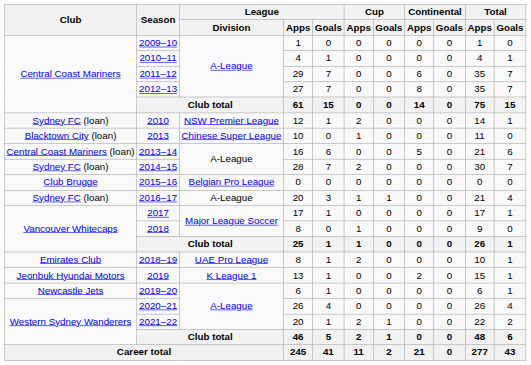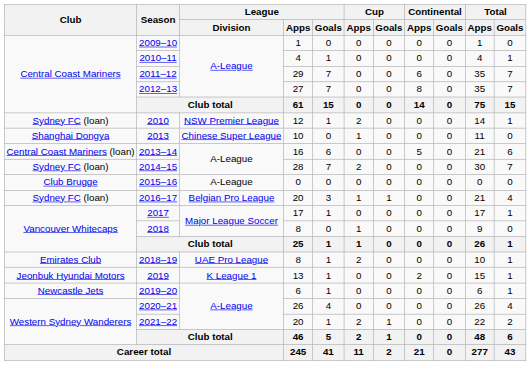(71, 136) Blacktown City (loan) -> (71, 136) Shanghai Dongya
(231, 182) Belgian Pro League -> (231, 182) A-League
(231, 197) A-League -> (231, 197) Belgian Pro League
